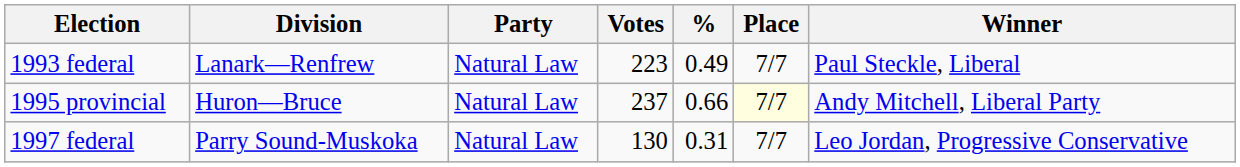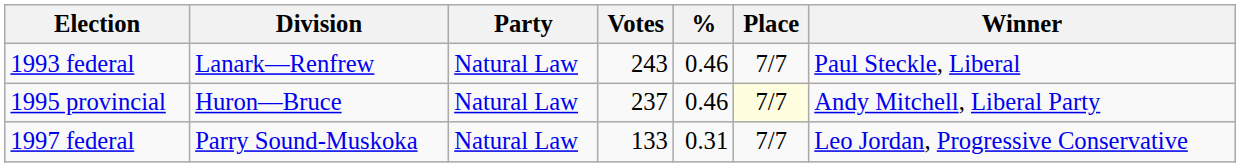(649, 63) 223 -> (649, 63) 243
(707, 63) 0.49 -> (707, 63) 0.46
(707, 102) 0.66 -> (707, 102) 0.46
(649, 141) 130 -> (649, 141) 133
